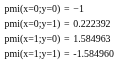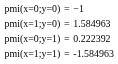rows swapped: (32, 24) <-> (32, 39)
(94, 53) -1.584960 -> (94, 53) -1.584963
